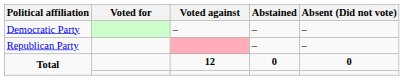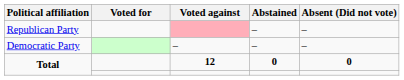rows swapped: (43, 29) <-> (43, 45)
